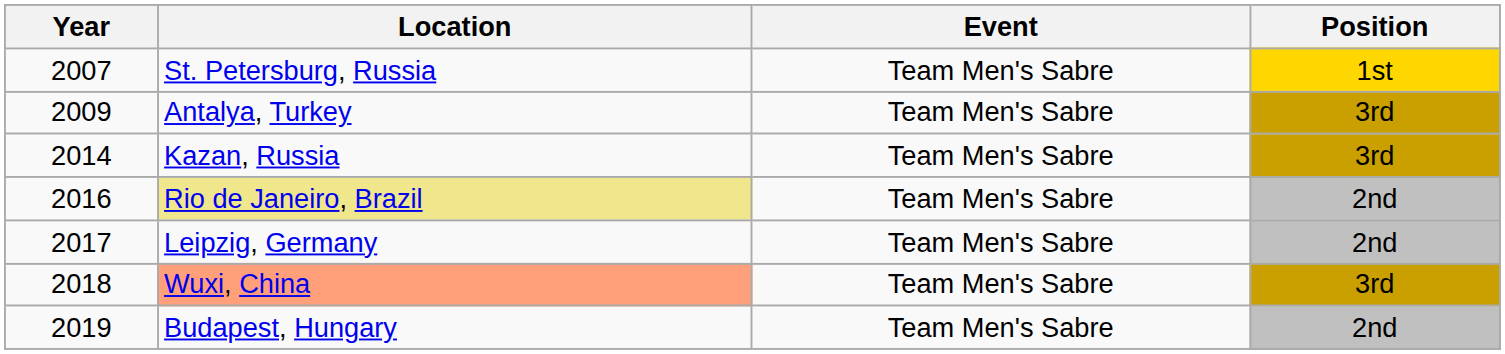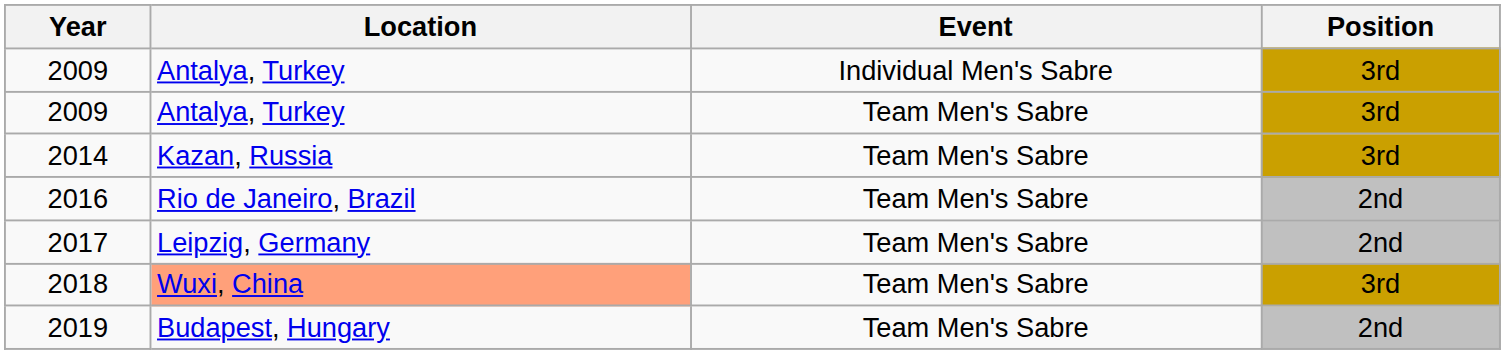- row: (81, 70)
+ row: (78, 70)
(293, 199) khaki background -> (286, 199) no background
